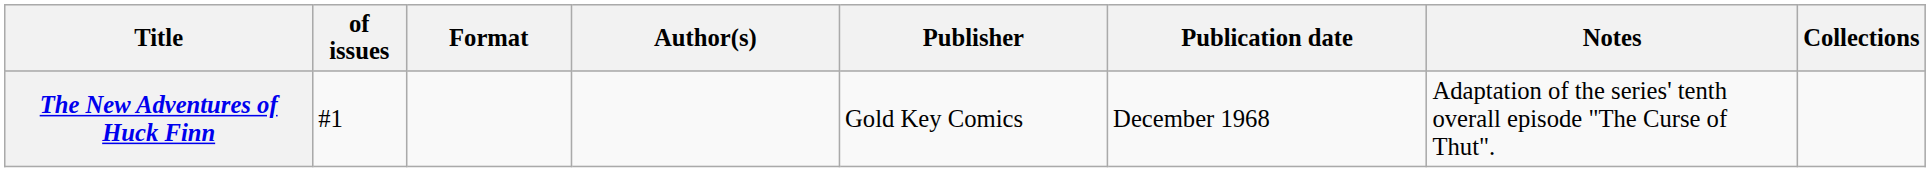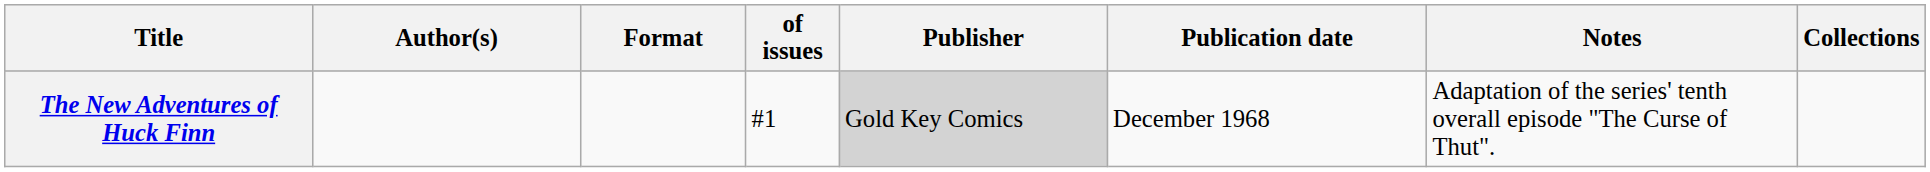columns swapped: (359, 37) <-> (705, 37)
(934, 118) no background -> (934, 118) lightgrey background
